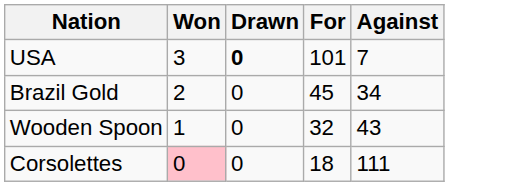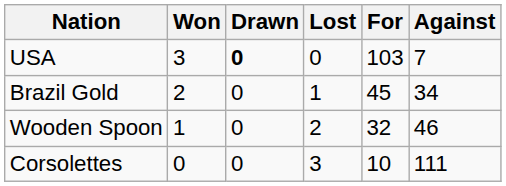+ column: (333, 22)
(328, 57) 101 -> (385, 57) 103
(369, 127) 43 -> (426, 127) 46
(179, 163) pink background -> (179, 163) no background
(322, 163) 18 -> (379, 163) 10
